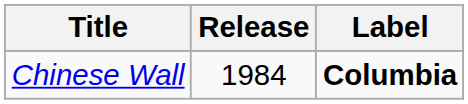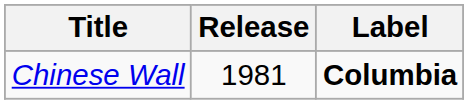(254, 74) 1984 -> (254, 74) 1981
